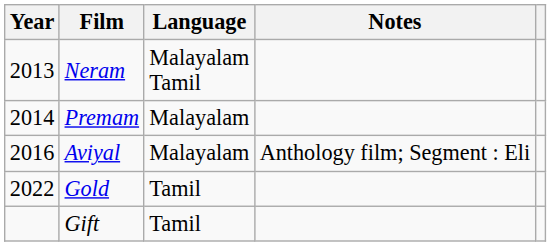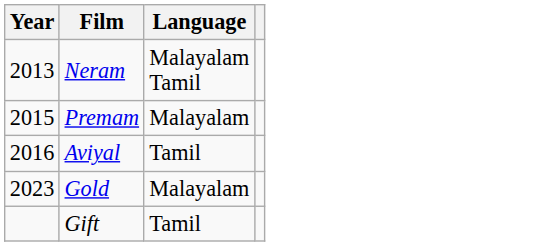- column: (395, 22)
(32, 117) 2014 -> (32, 117) 2015
(199, 152) Malayalam -> (175, 152) Tamil
(32, 188) 2022 -> (32, 188) 2023
(175, 188) Tamil -> (199, 188) Malayalam
